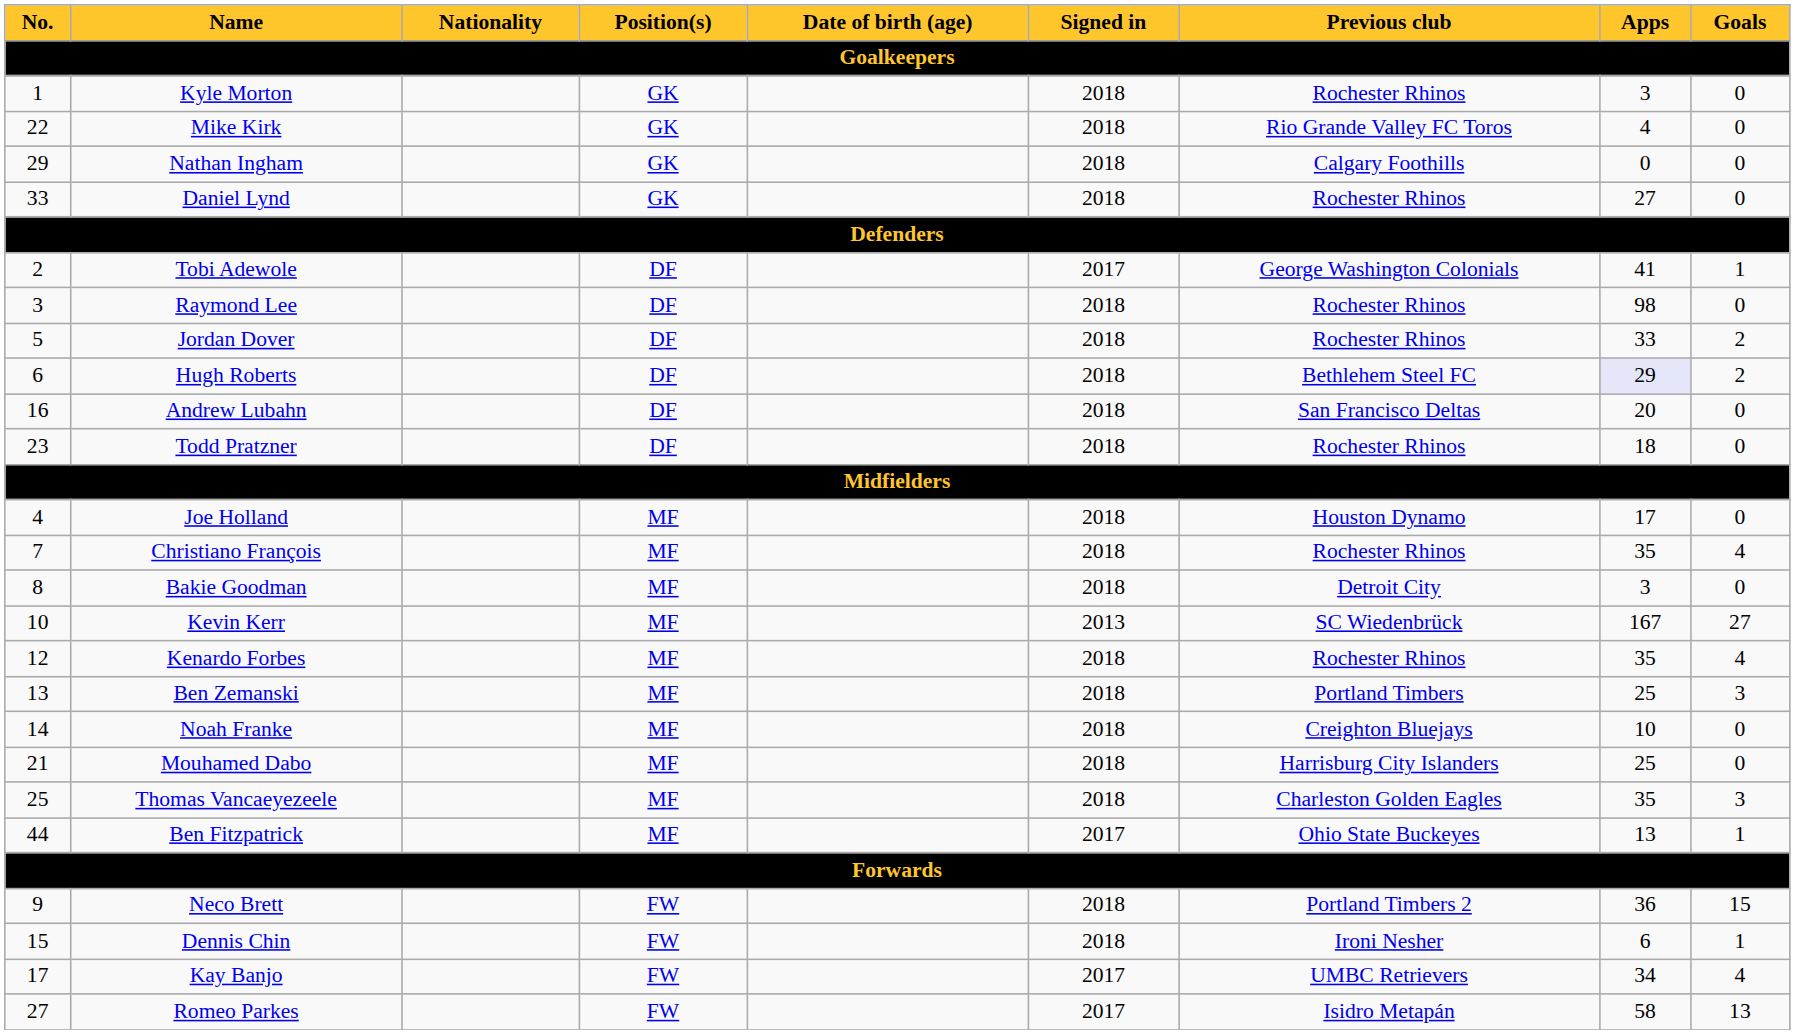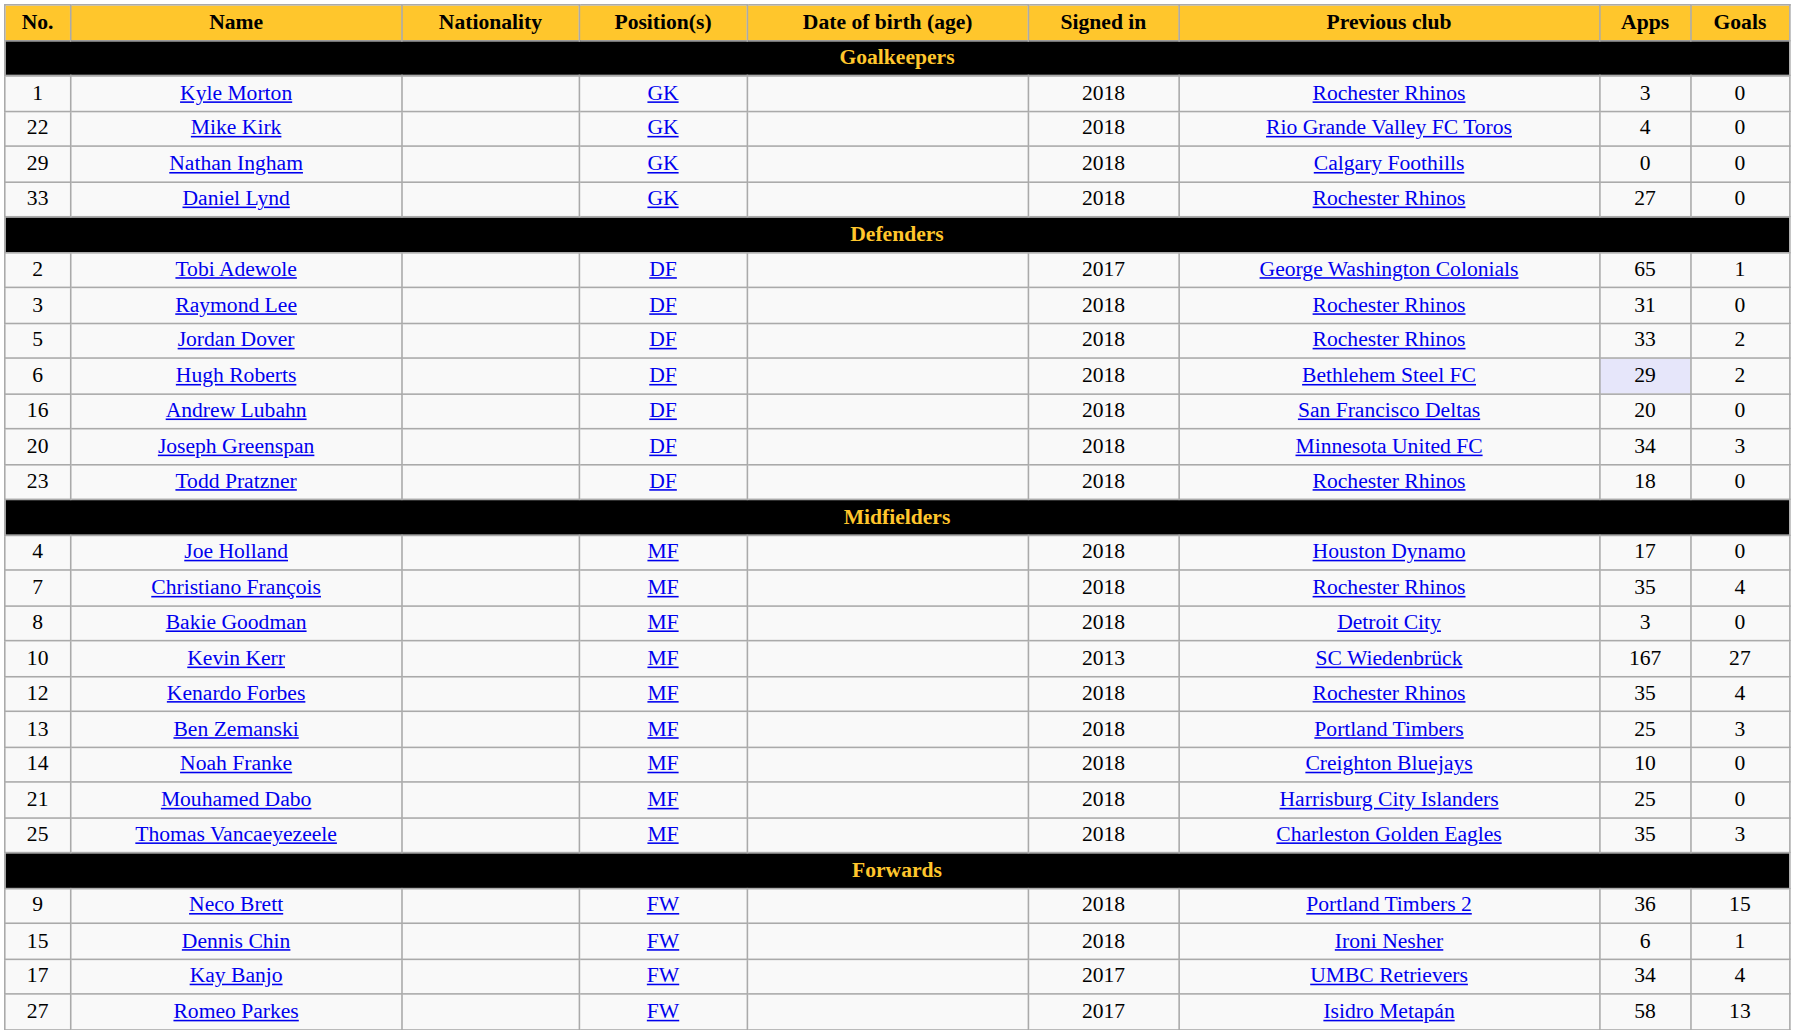(1645, 269) 41 -> (1645, 269) 65
(1645, 304) 98 -> (1645, 304) 31
+ row: (236, 445)
- row: (236, 834)
